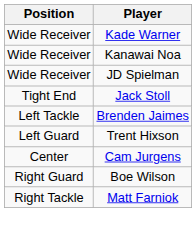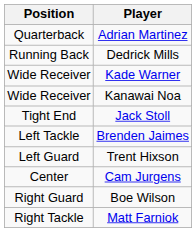+ row: (143, 34)
+ row: (143, 55)
- row: (143, 75)
